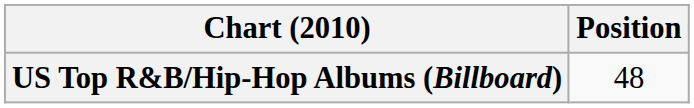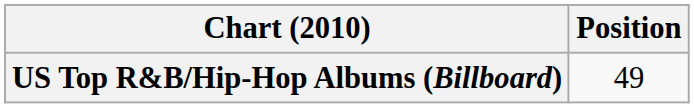(629, 77) 48 -> (629, 77) 49
